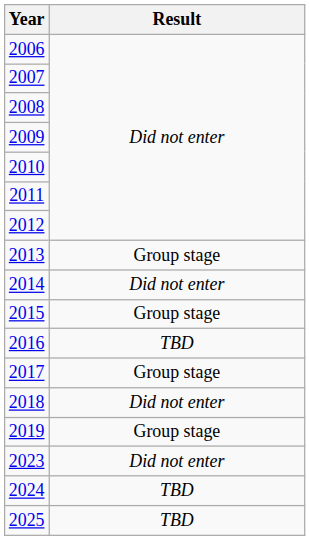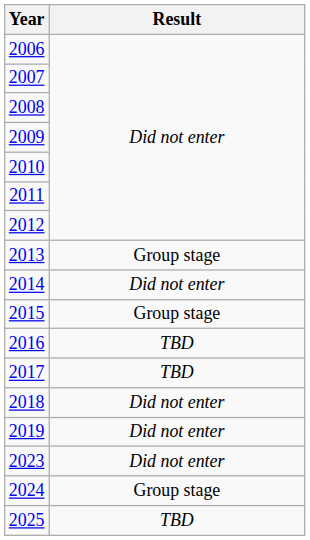(177, 373) Group stage -> (177, 373) TBD
(177, 431) Group stage -> (177, 431) Did not enter
(177, 490) TBD -> (177, 490) Group stage
